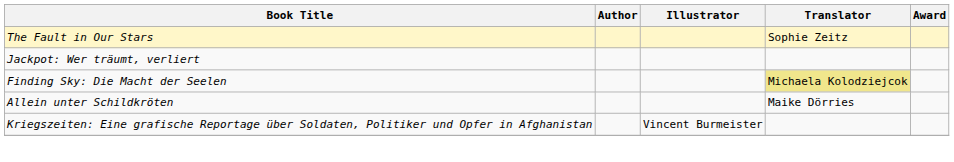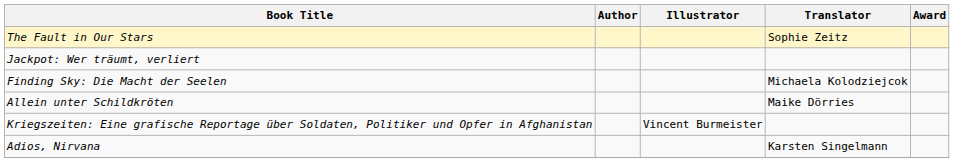(838, 81) khaki background -> (838, 81) no background
+ row: (54, 146)
